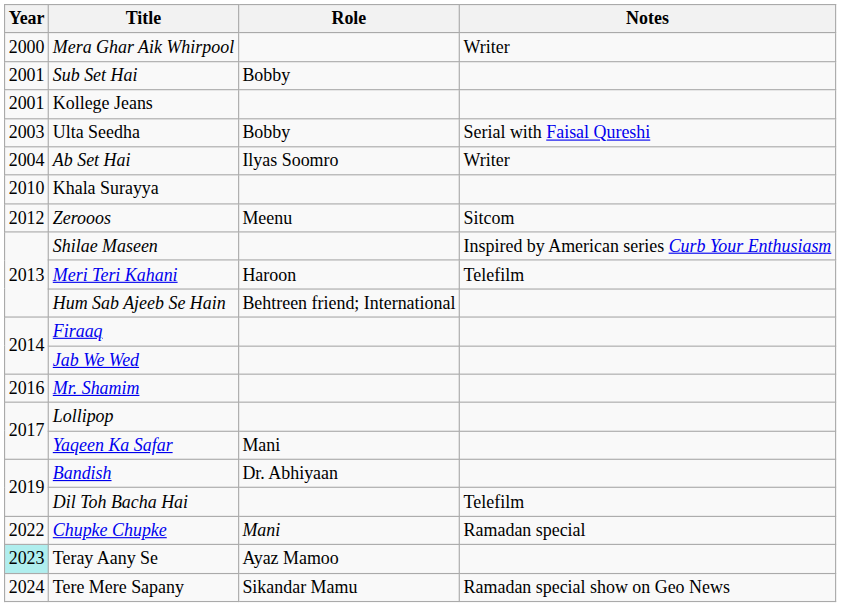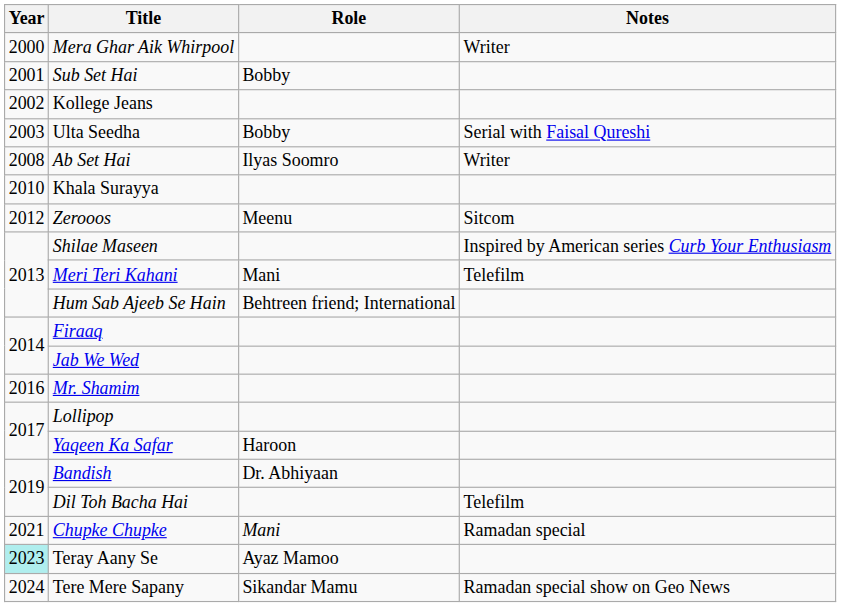(27, 103) 2001 -> (27, 103) 2002
(27, 160) 2004 -> (27, 160) 2008
(269, 274) Haroon -> (261, 274) Mani
(261, 445) Mani -> (269, 445) Haroon
(27, 530) 2022 -> (27, 530) 2021
